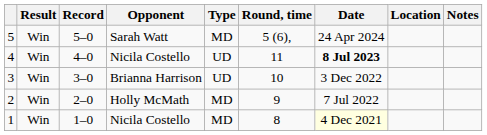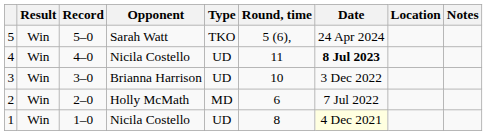(222, 36) MD -> (222, 36) TKO
(277, 99) 9 -> (277, 99) 6
(222, 120) MD -> (222, 120) UD
